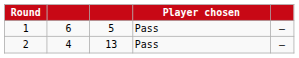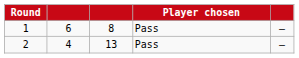(111, 29) 5 -> (111, 29) 8
